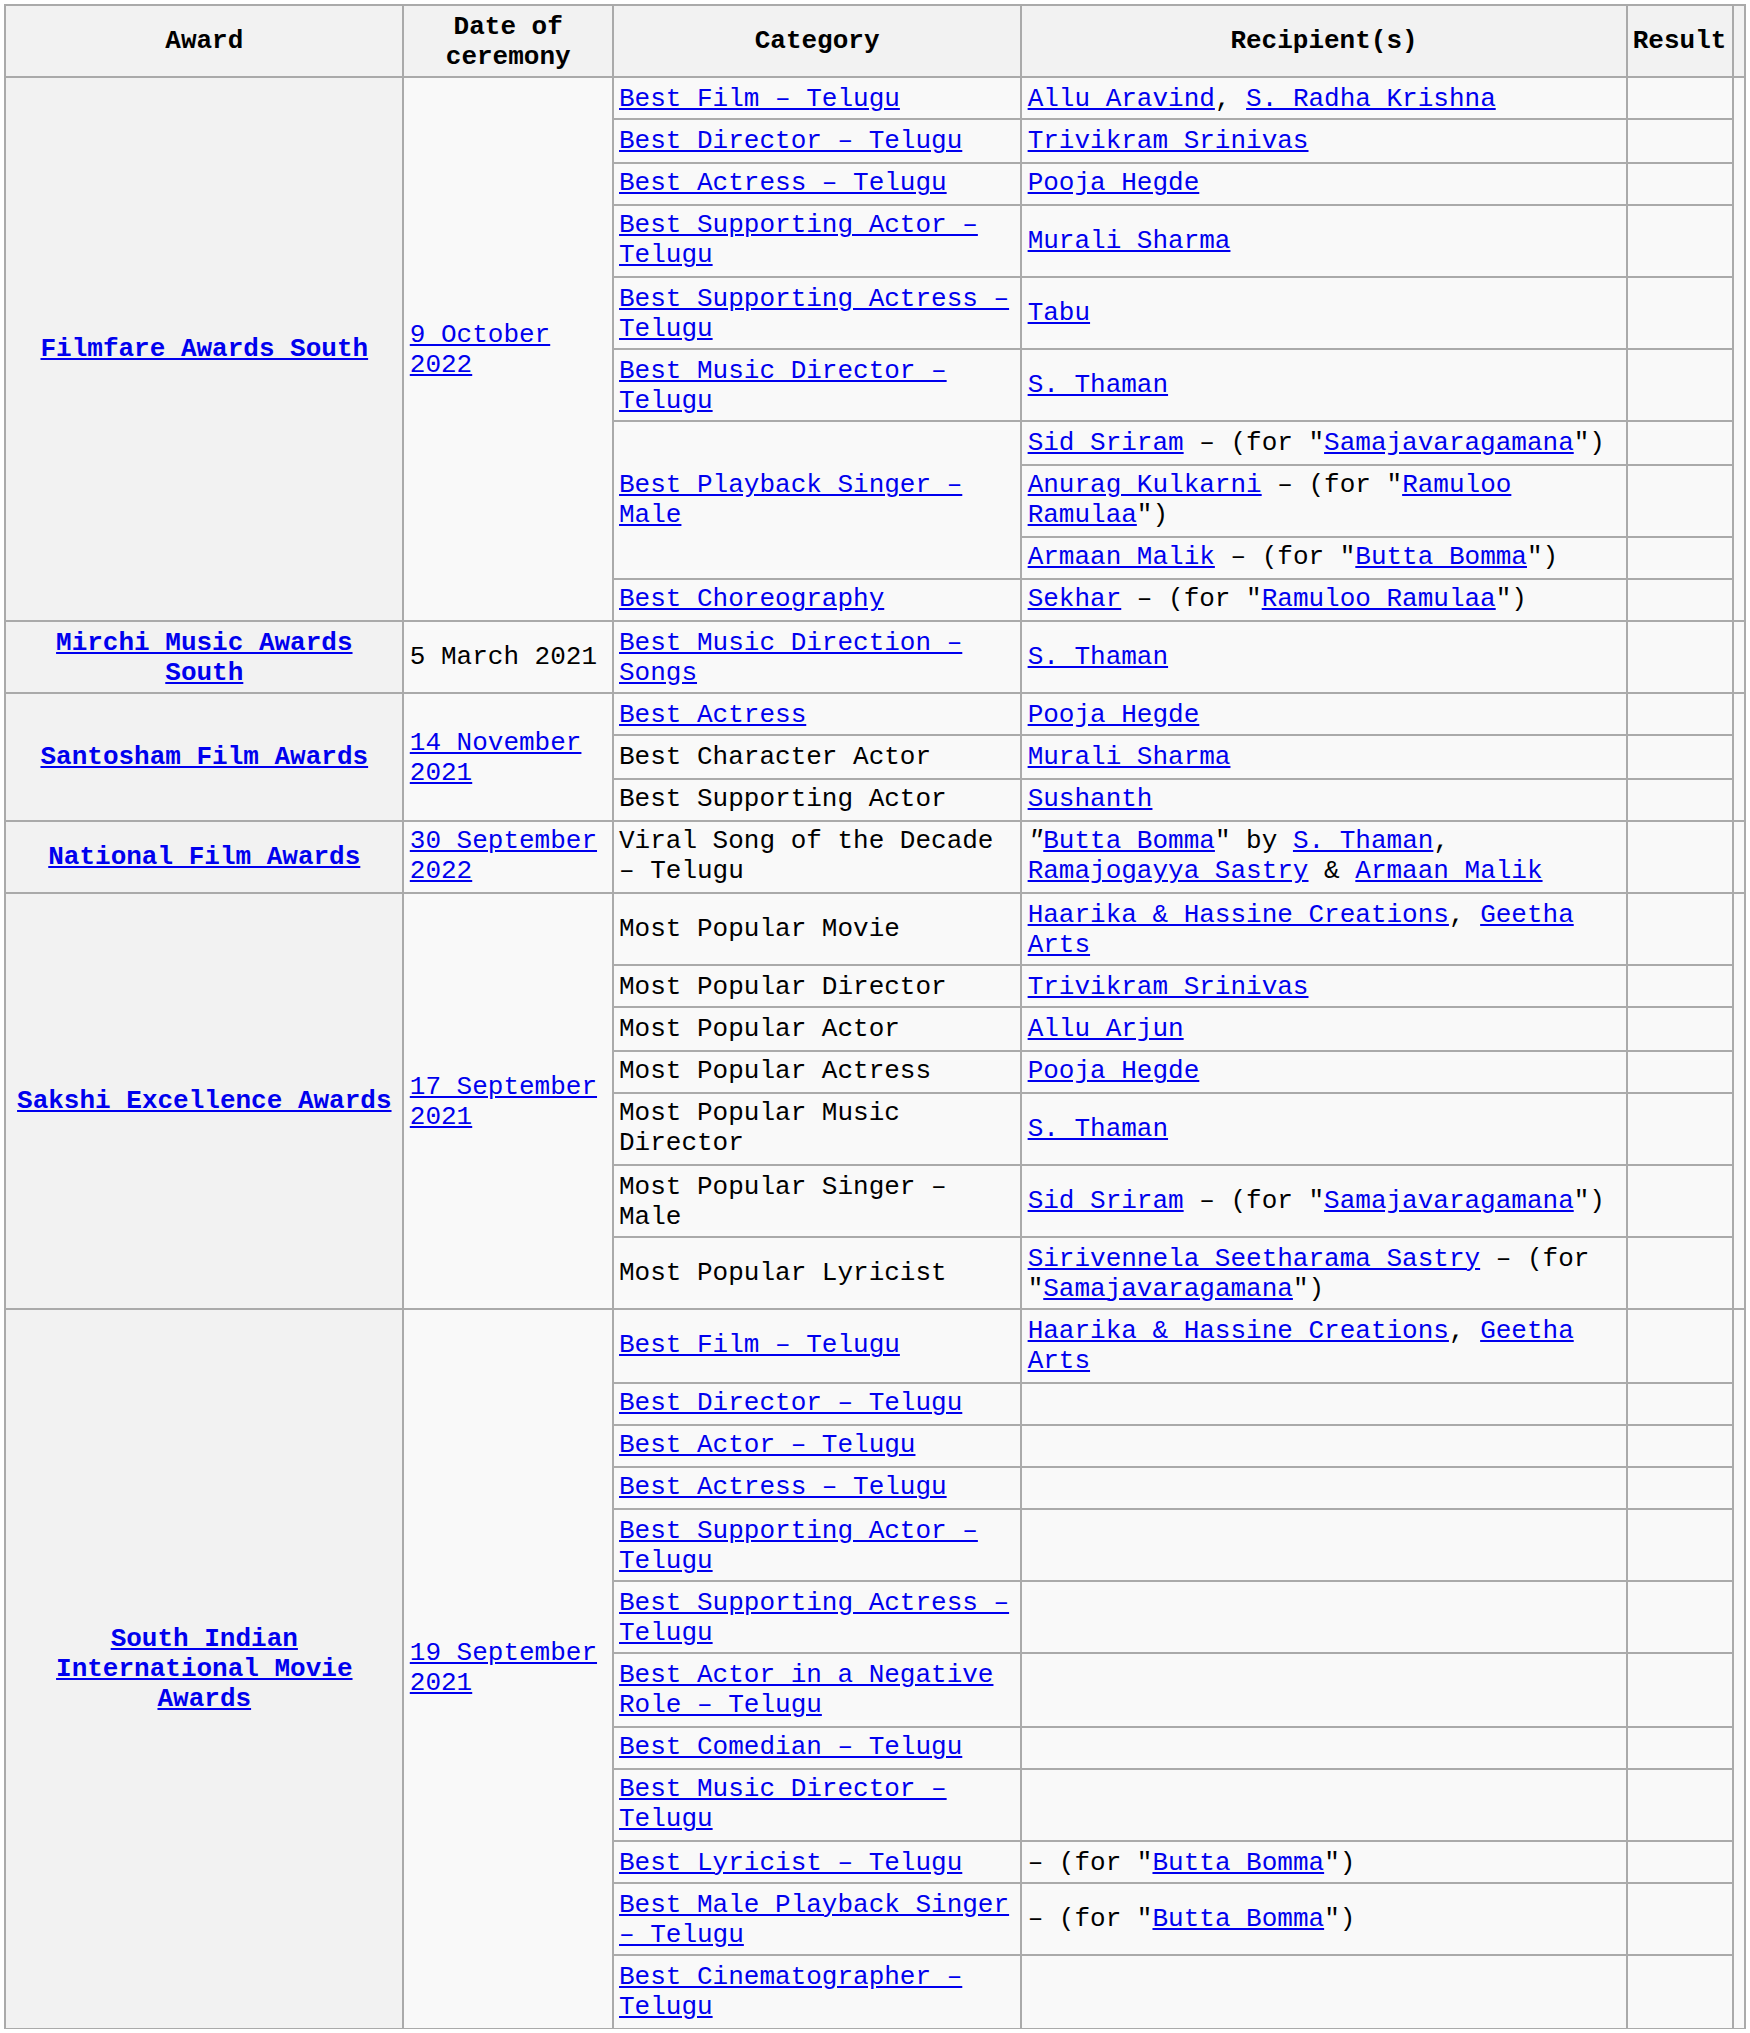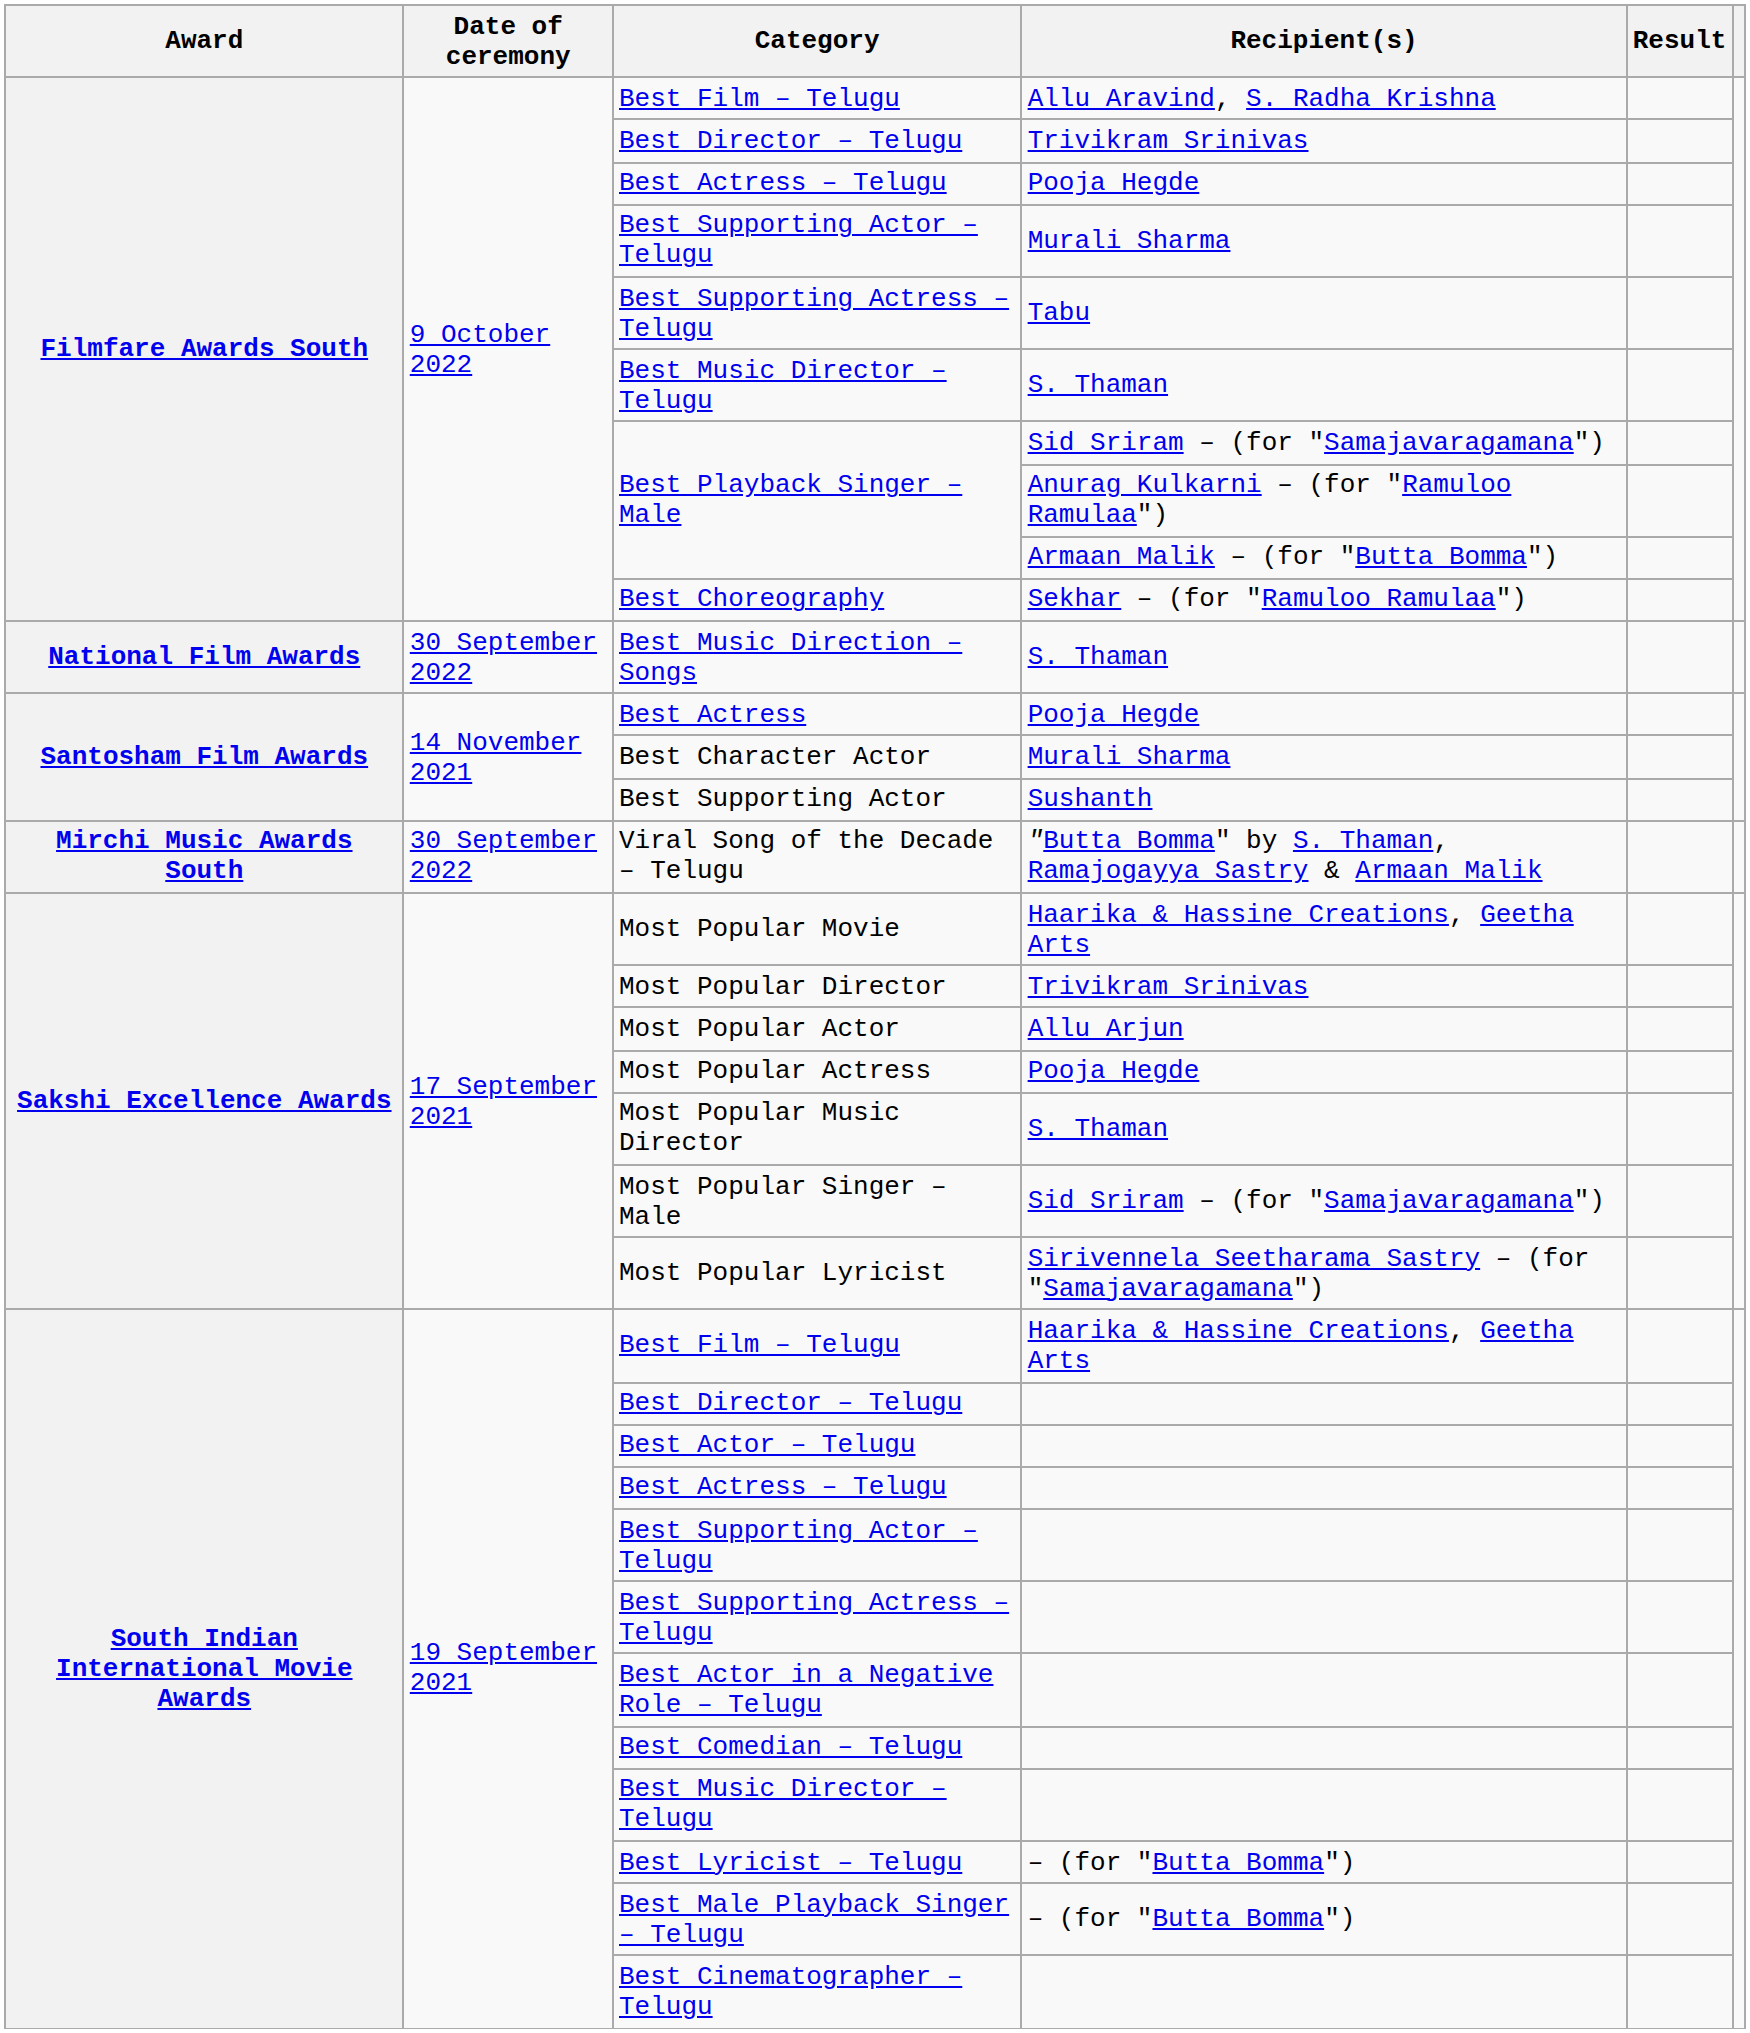(204, 657) Mirchi Music Awards South -> (204, 657) National Film Awards
(503, 657) 5 March 2021 -> (503, 657) 30 September 2022
(204, 857) National Film Awards -> (204, 857) Mirchi Music Awards South
